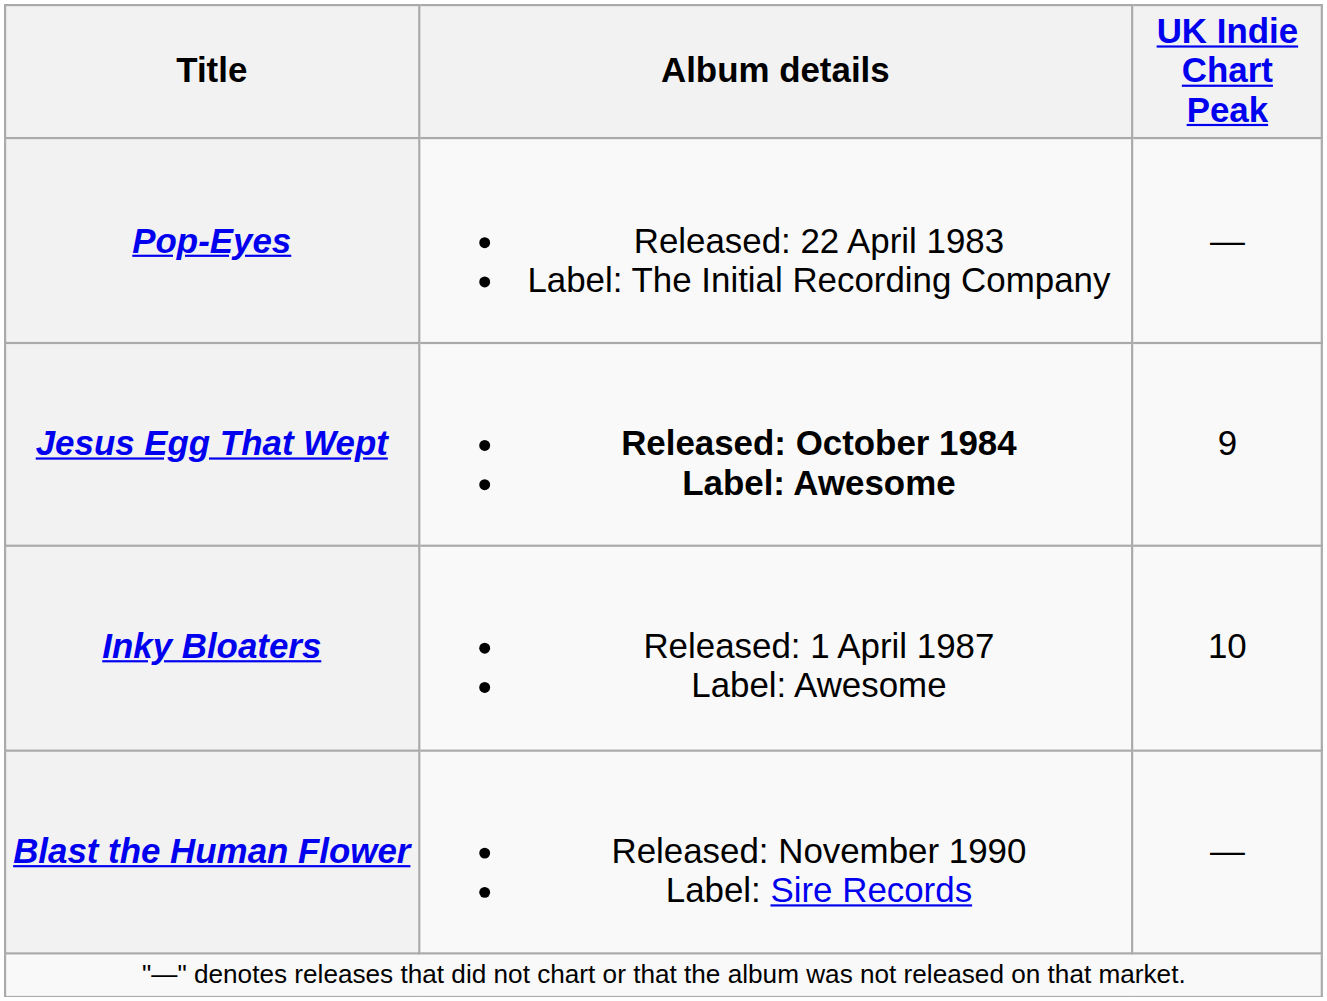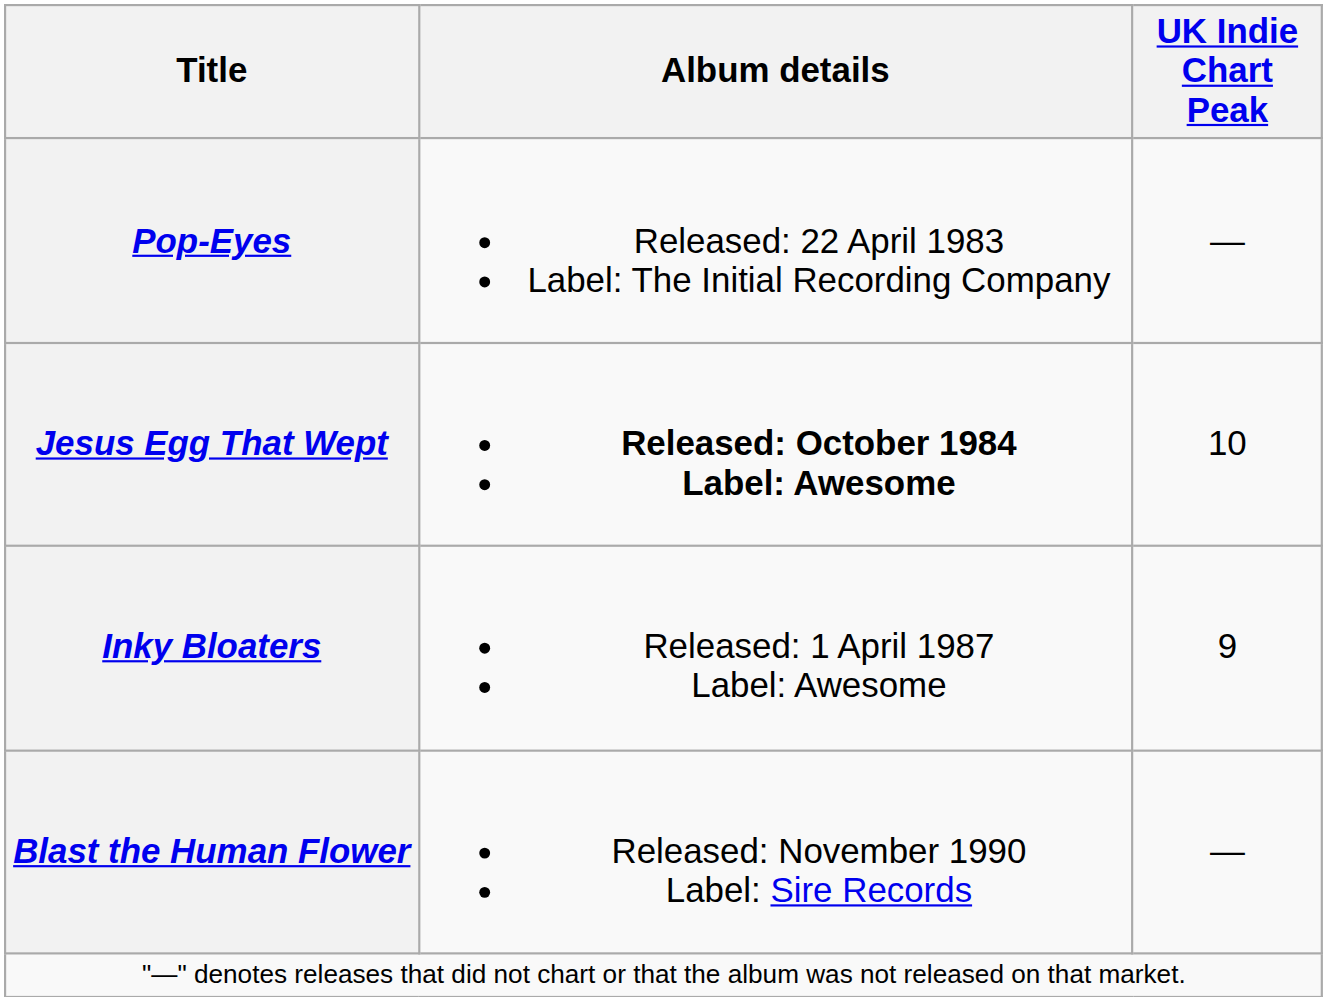(1227, 443) 9 -> (1227, 443) 10
(1227, 647) 10 -> (1227, 647) 9
